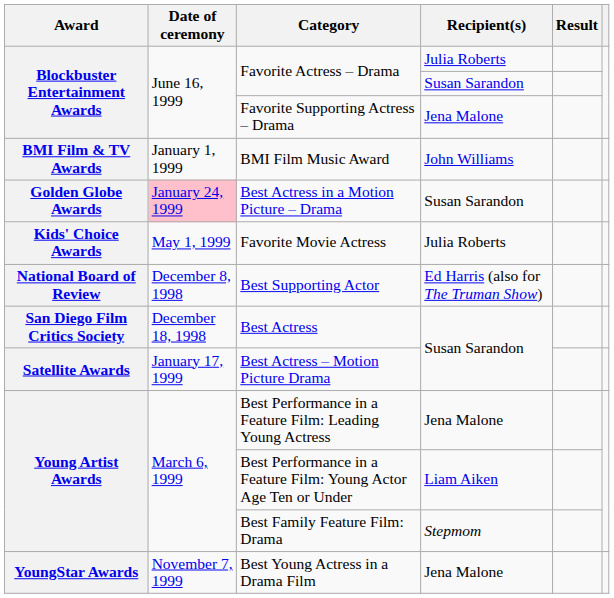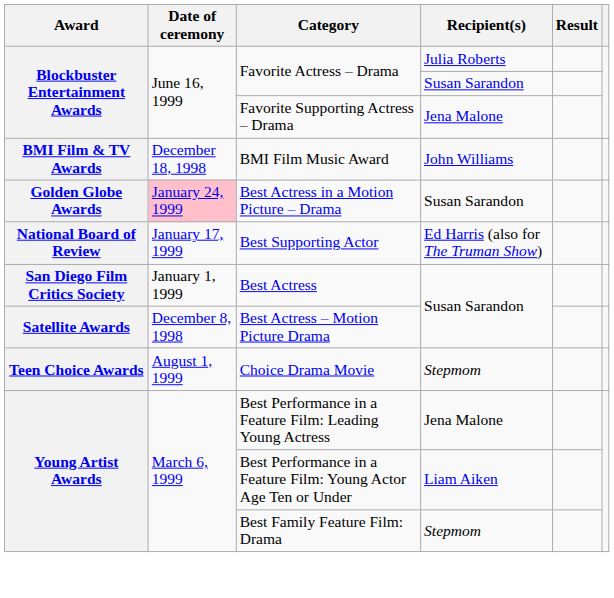(184, 158) January 1, 1999 -> (184, 158) December 18, 1998
- row: (313, 243)
(191, 285) December 8, 1998 -> (188, 243) January 17, 1999
(184, 327) December 18, 1998 -> (184, 285) January 1, 1999
(187, 369) January 17, 1999 -> (191, 327) December 8, 1998
+ row: (307, 369)
- row: (314, 572)
